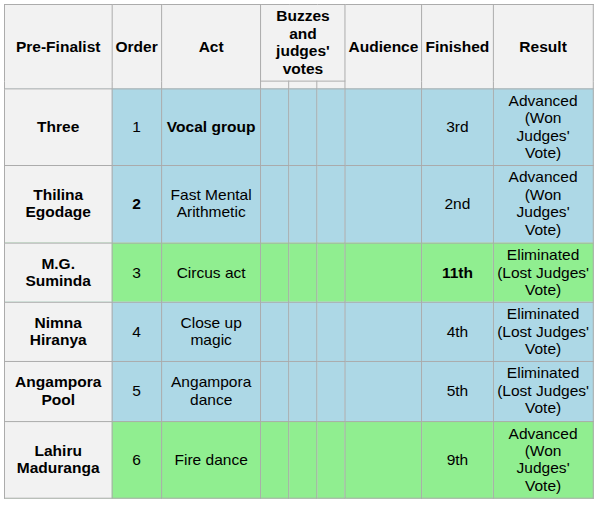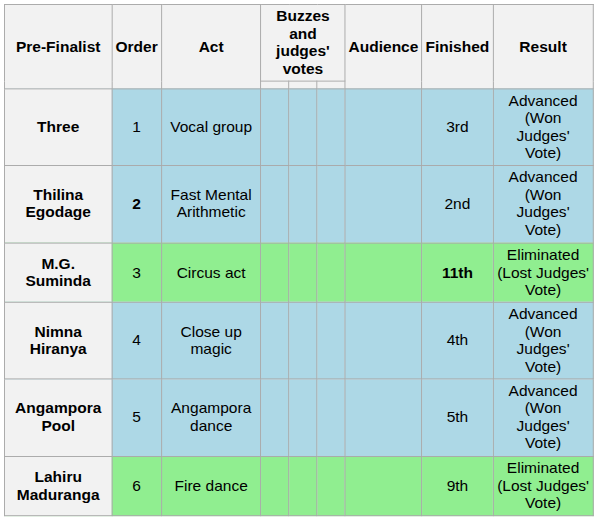(211, 127) bold -> (211, 127) normal
(543, 331) Eliminated (Lost Judges' Vote) -> (543, 340) Advanced (Won Judges' Vote)
(543, 391) Eliminated (Lost Judges' Vote) -> (543, 417) Advanced (Won Judges' Vote)
(543, 459) Advanced (Won Judges' Vote) -> (543, 485) Eliminated (Lost Judges' Vote)
